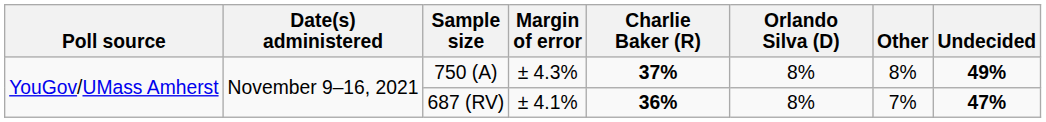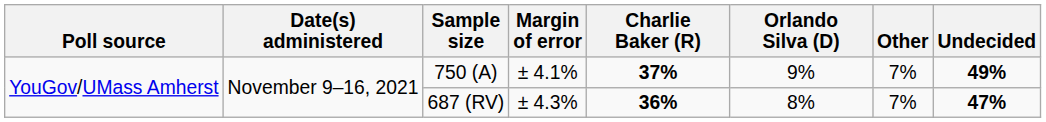(548, 72) ± 4.3% -> (548, 72) ± 4.1%
(801, 72) 8% -> (801, 72) 9%
(903, 72) 8% -> (903, 72) 7%
(548, 103) ± 4.1% -> (548, 103) ± 4.3%
